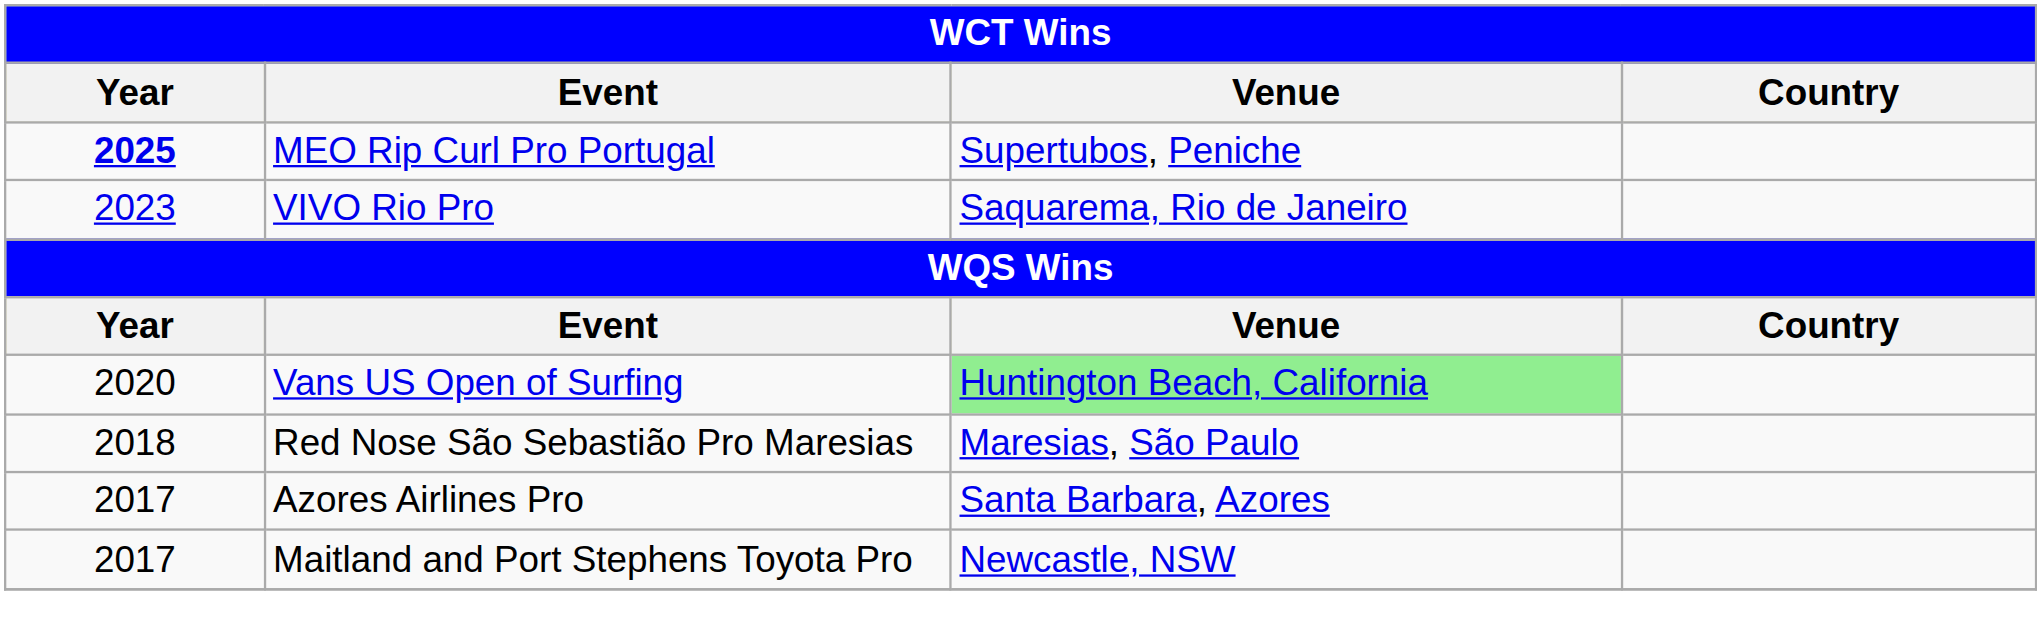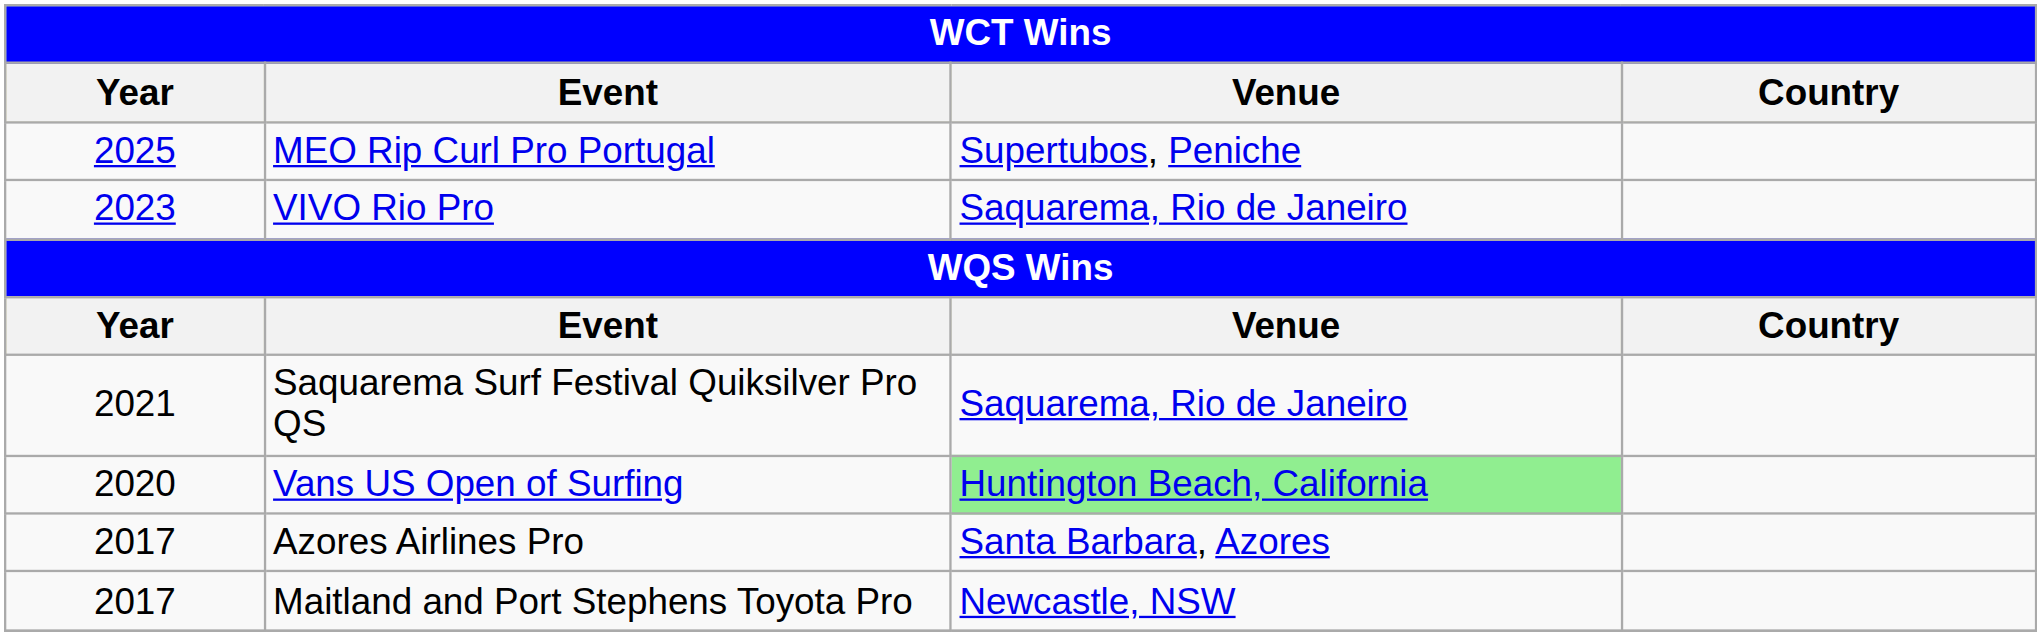(135, 150) bold -> (135, 150) normal
+ row: (595, 404)
- row: (593, 442)
